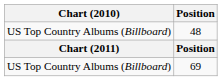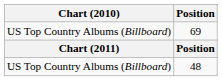rows swapped: (196, 31) <-> (196, 66)
